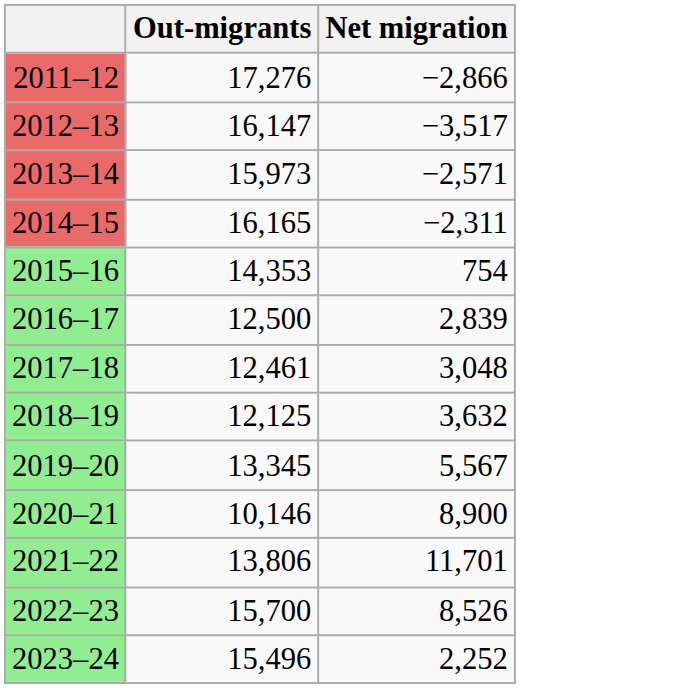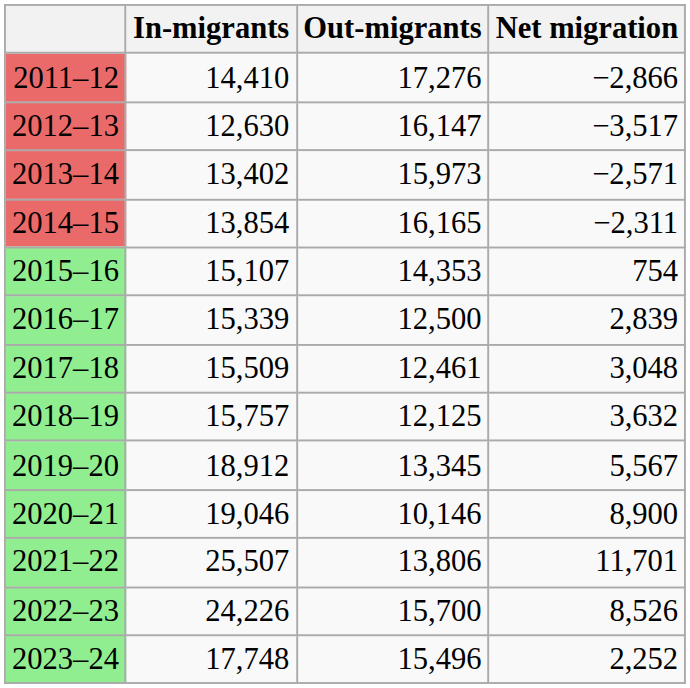+ column: (211, 28)
